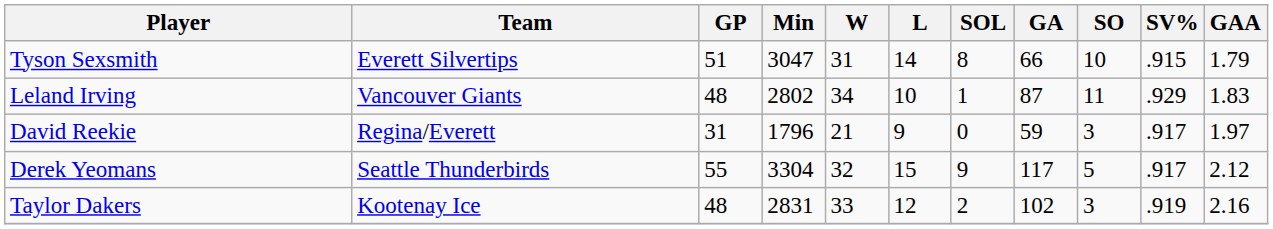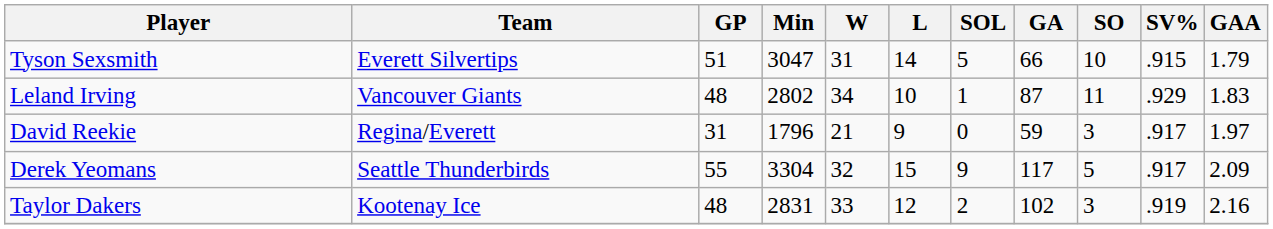(962, 59) 8 -> (962, 59) 5
(1229, 168) 2.12 -> (1229, 168) 2.09
